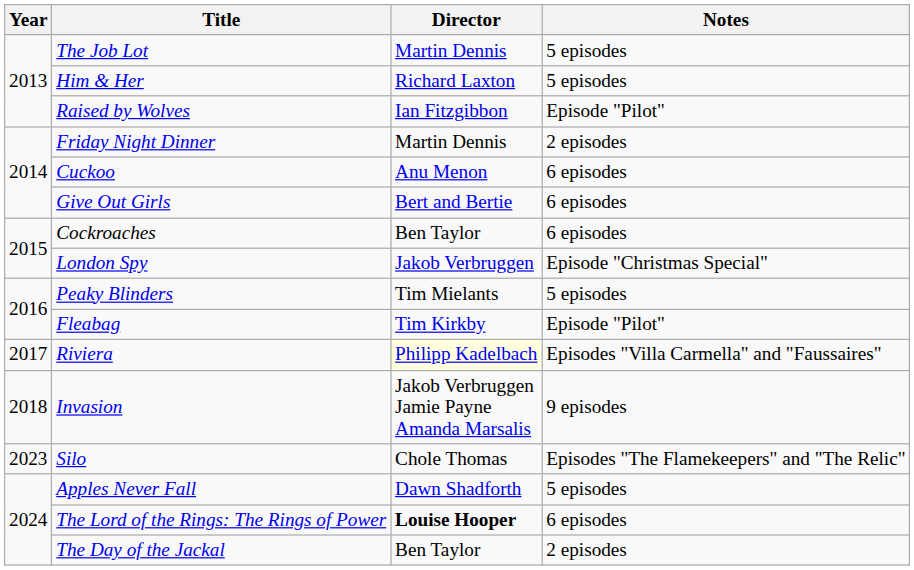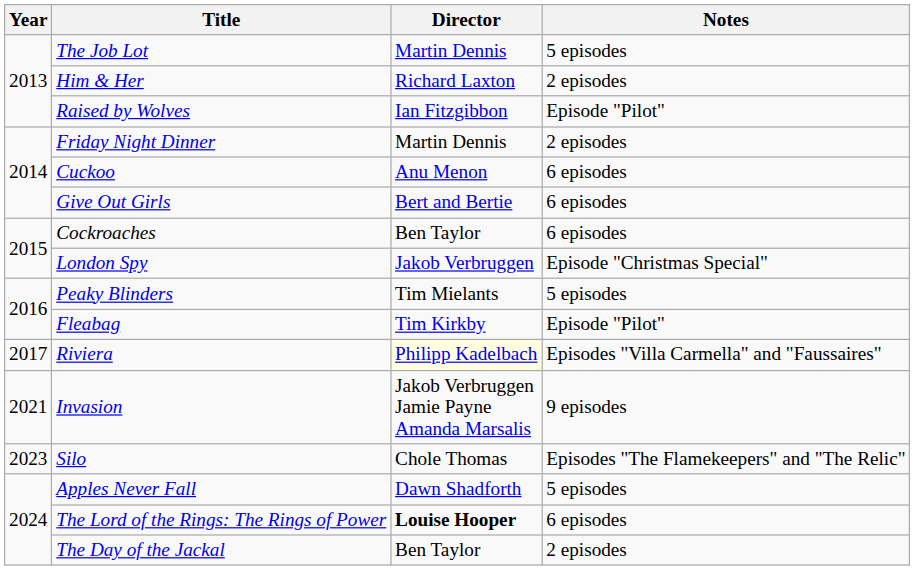(587, 80) 5 episodes -> (587, 80) 2 episodes
(28, 406) 2018 -> (28, 406) 2021
